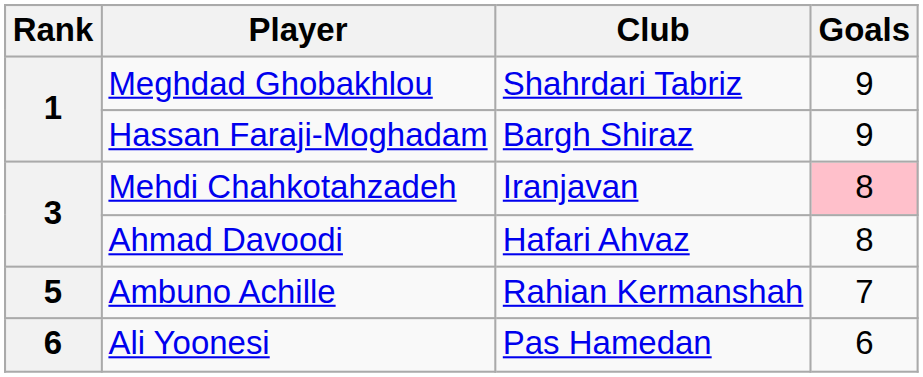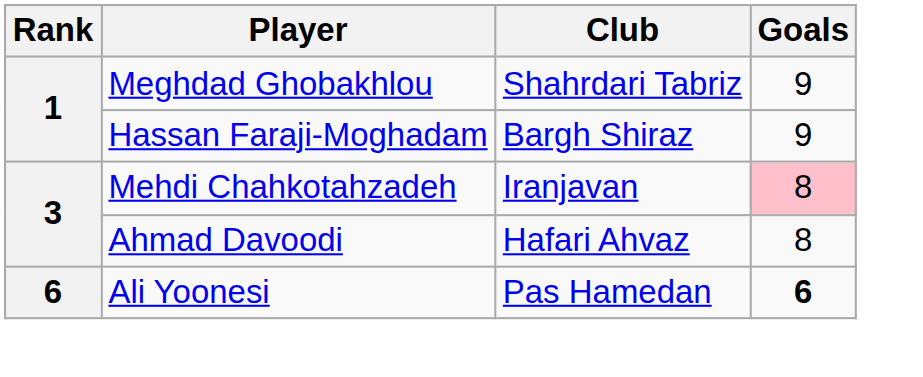- row: (222, 291)
(864, 344) normal -> (803, 291) bold
